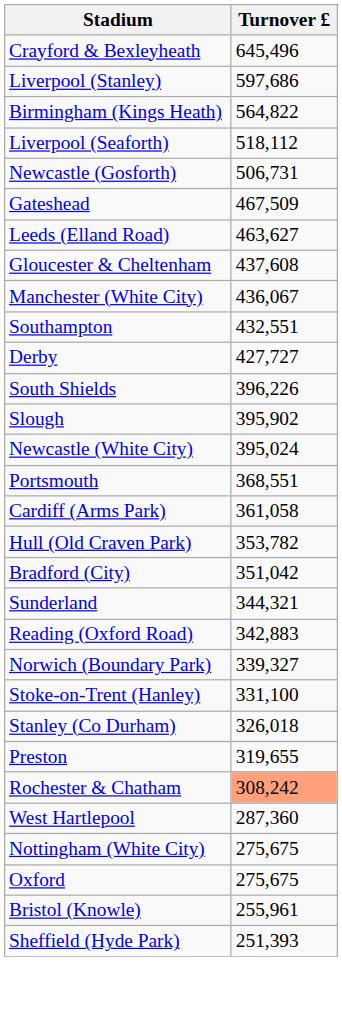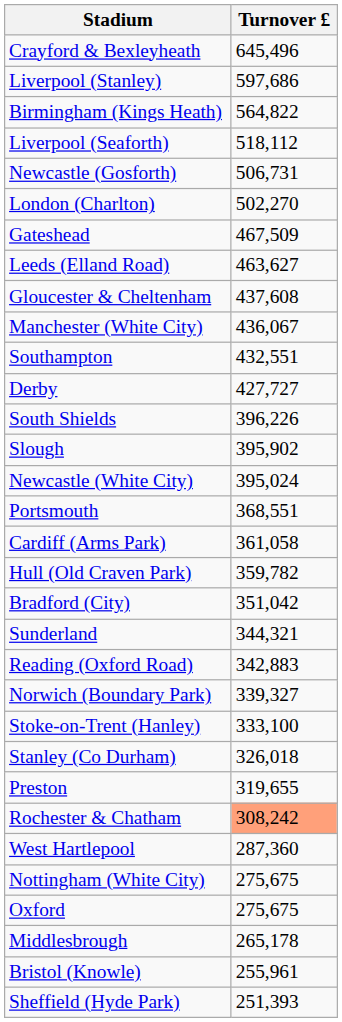+ row: (82, 204)
(267, 541) 353,782 -> (267, 572) 359,782
(267, 695) 331,100 -> (267, 726) 333,100
+ row: (68, 940)
